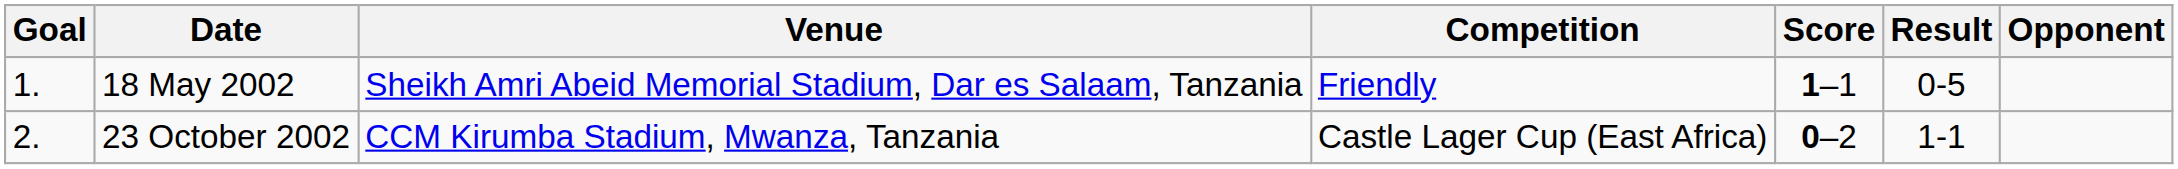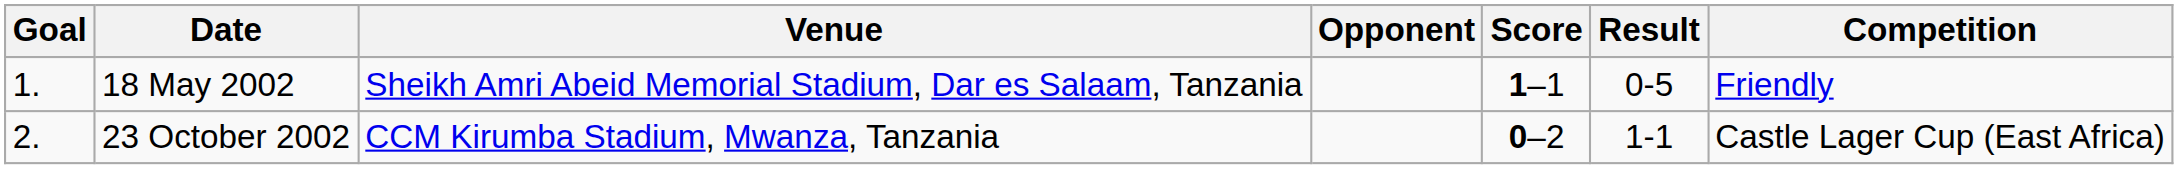columns swapped: (2086, 30) <-> (1543, 30)
